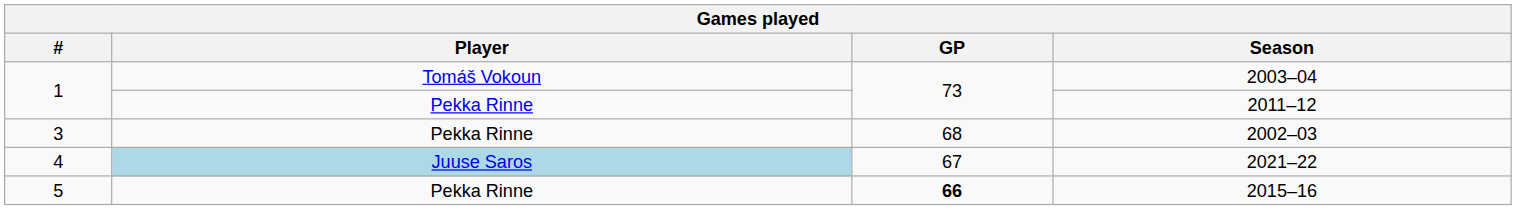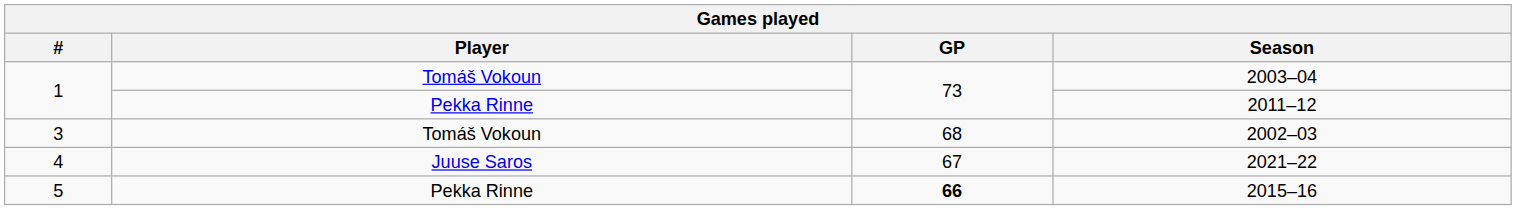(482, 134) Pekka Rinne -> (482, 134) Tomáš Vokoun
(482, 162) lightblue background -> (482, 162) no background
